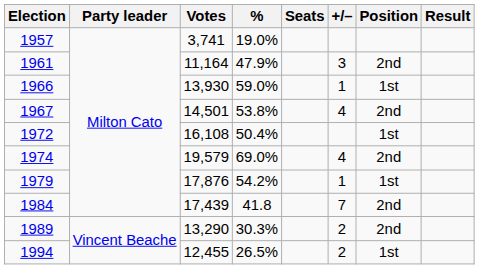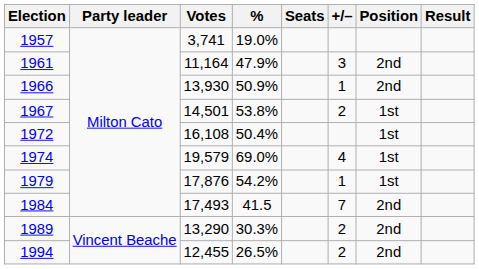(257, 87) 59.0% -> (257, 87) 50.9%
(389, 87) 1st -> (389, 87) 2nd
(342, 110) 4 -> (342, 110) 2
(389, 110) 2nd -> (389, 110) 1st
(389, 157) 2nd -> (389, 157) 1st
(206, 205) 17,439 -> (206, 205) 17,493
(257, 205) 41.8 -> (257, 205) 41.5
(389, 252) 1st -> (389, 252) 2nd
